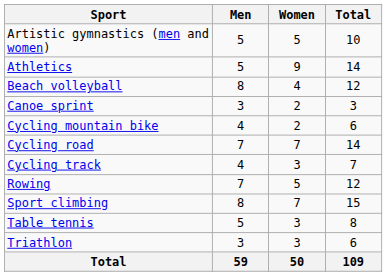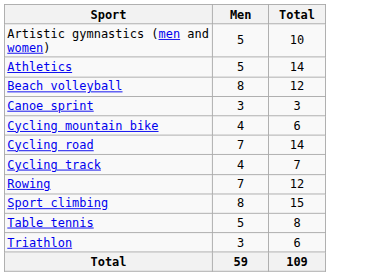- column: (297, 14)
